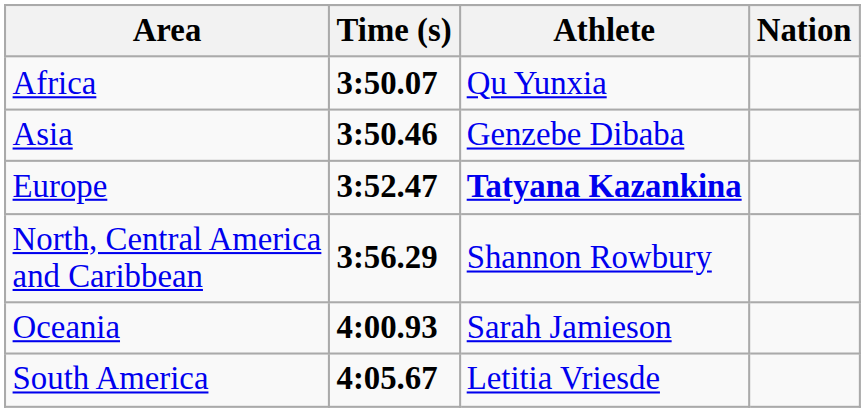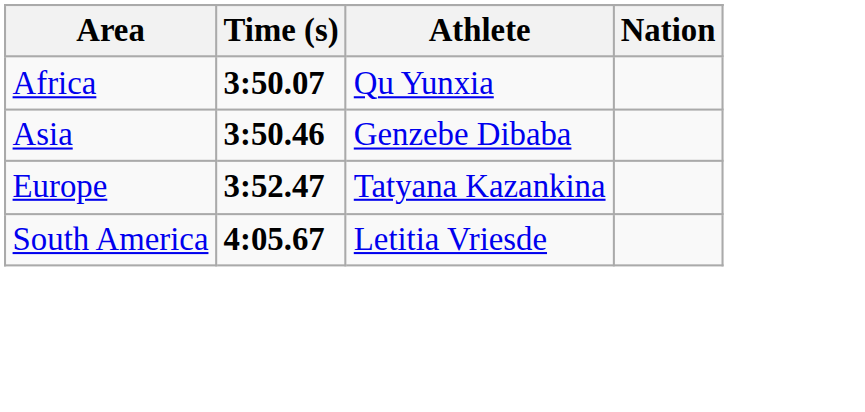(604, 186) bold -> (480, 186) normal
- row: (167, 257)
- row: (66, 327)
